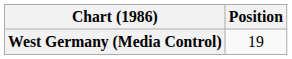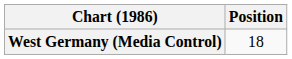(256, 41) 19 -> (256, 41) 18
